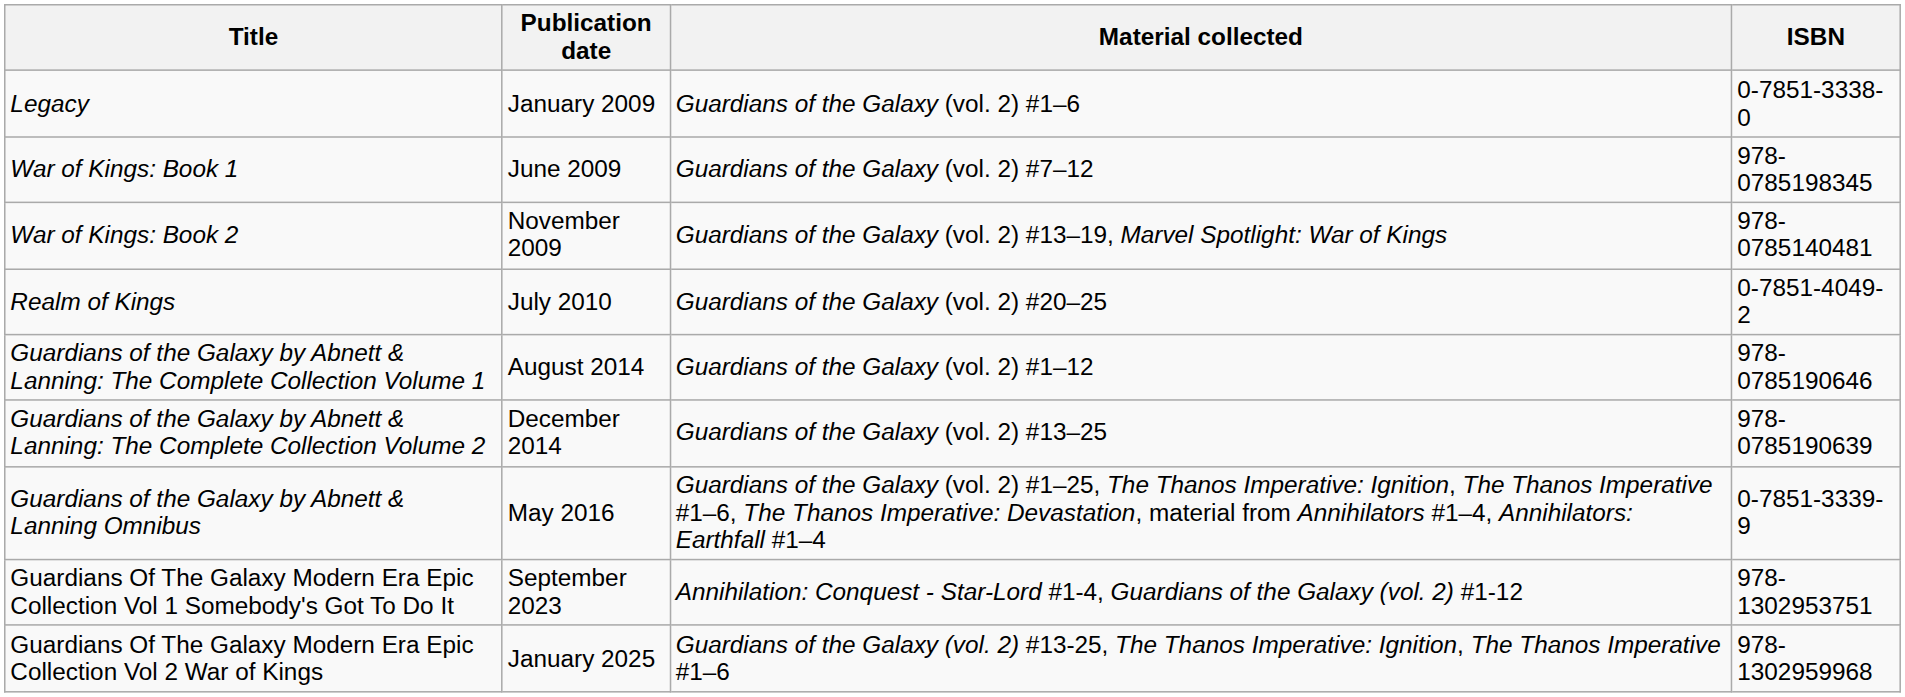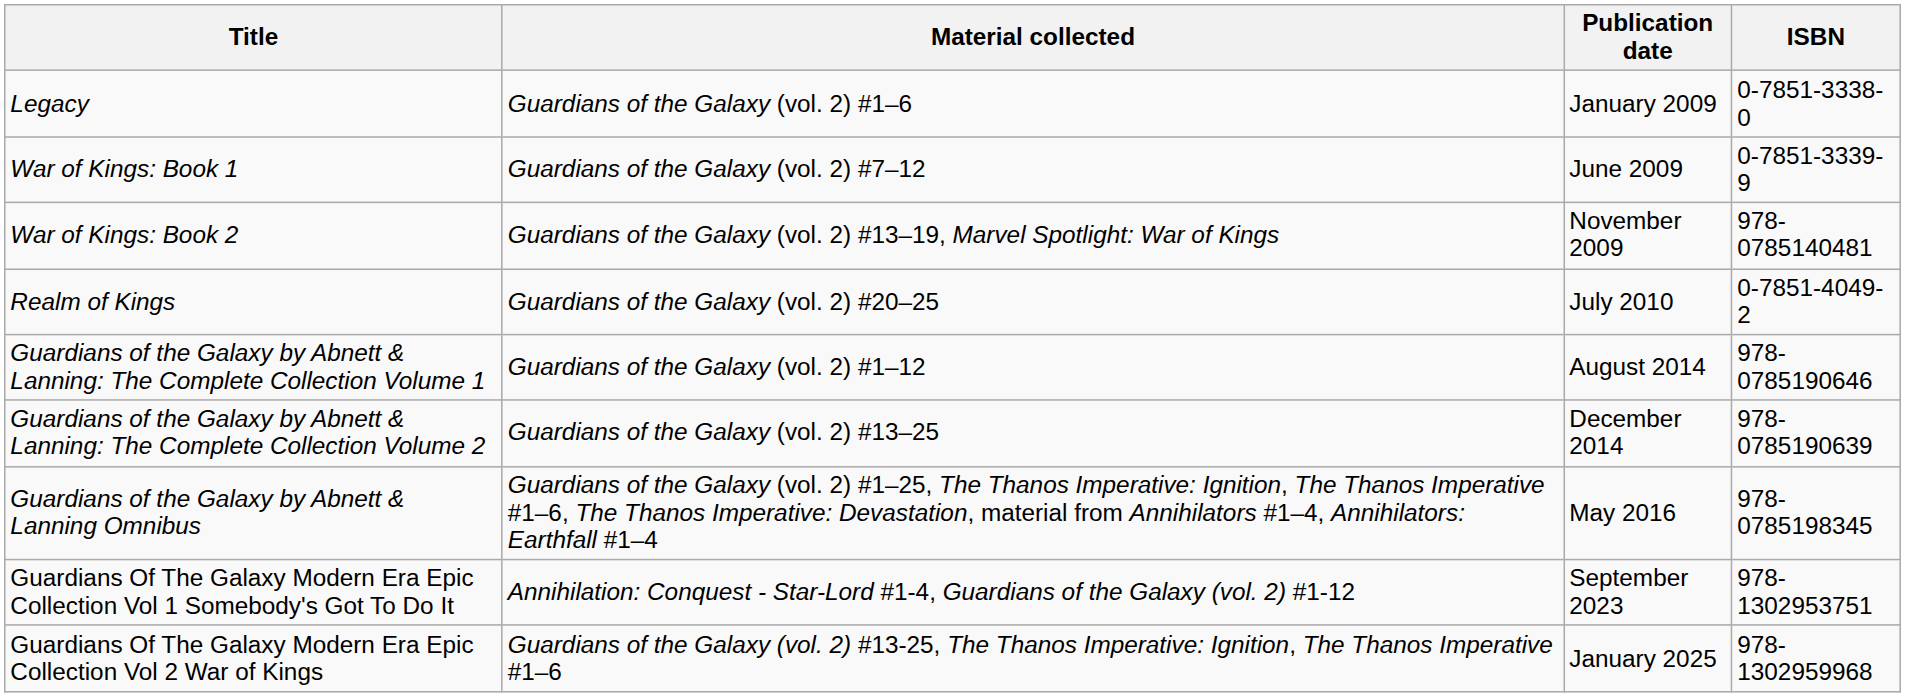columns swapped: (1201, 37) <-> (586, 37)
(1805, 169) 978-0785198345 -> (1810, 169) 0-7851-3339-9
(1810, 512) 0-7851-3339-9 -> (1805, 512) 978-0785198345
